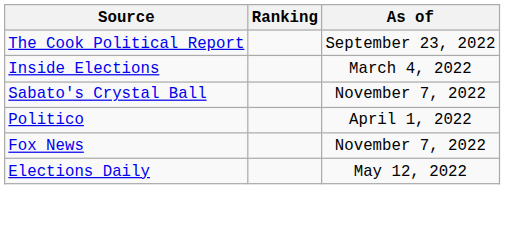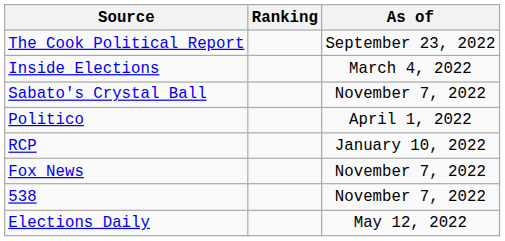+ row: (23, 146)
+ row: (23, 197)
